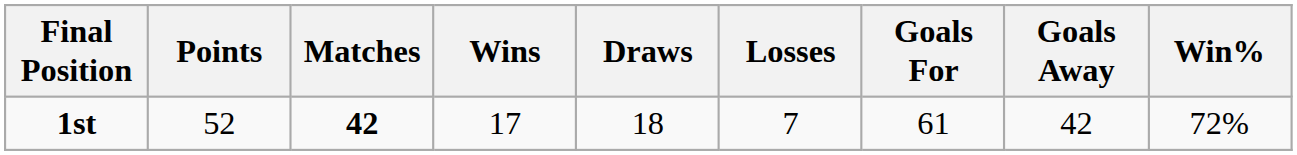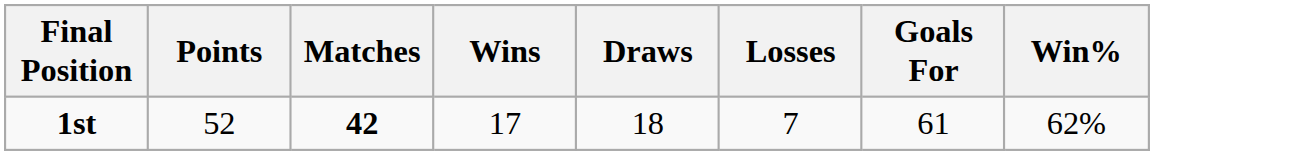- column: (1076, 50)
(1219, 123) 72% -> (1076, 123) 62%
